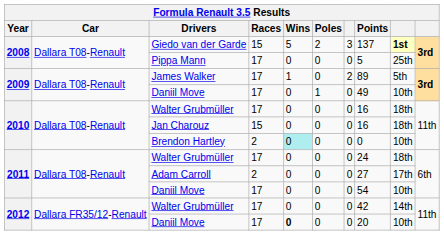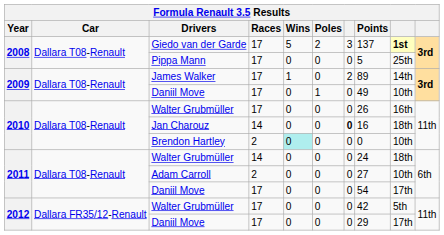(257, 45) 15 -> (257, 45) 17
(400, 77) 5th -> (403, 77) 14th
(363, 109) 16 -> (363, 109) 26
(403, 109) 18th -> (403, 109) 16th
(257, 125) 15 -> (257, 125) 14
(350, 125) normal -> (350, 125) bold
(257, 158) 17 -> (257, 158) 14
(403, 174) 17th -> (403, 174) 10th
(403, 190) 10th -> (403, 190) 17th
(403, 206) 14th -> (400, 206) 5th
(289, 222) bold -> (289, 222) normal
(363, 222) 20 -> (363, 222) 29
(403, 222) 10th -> (403, 222) 17th
